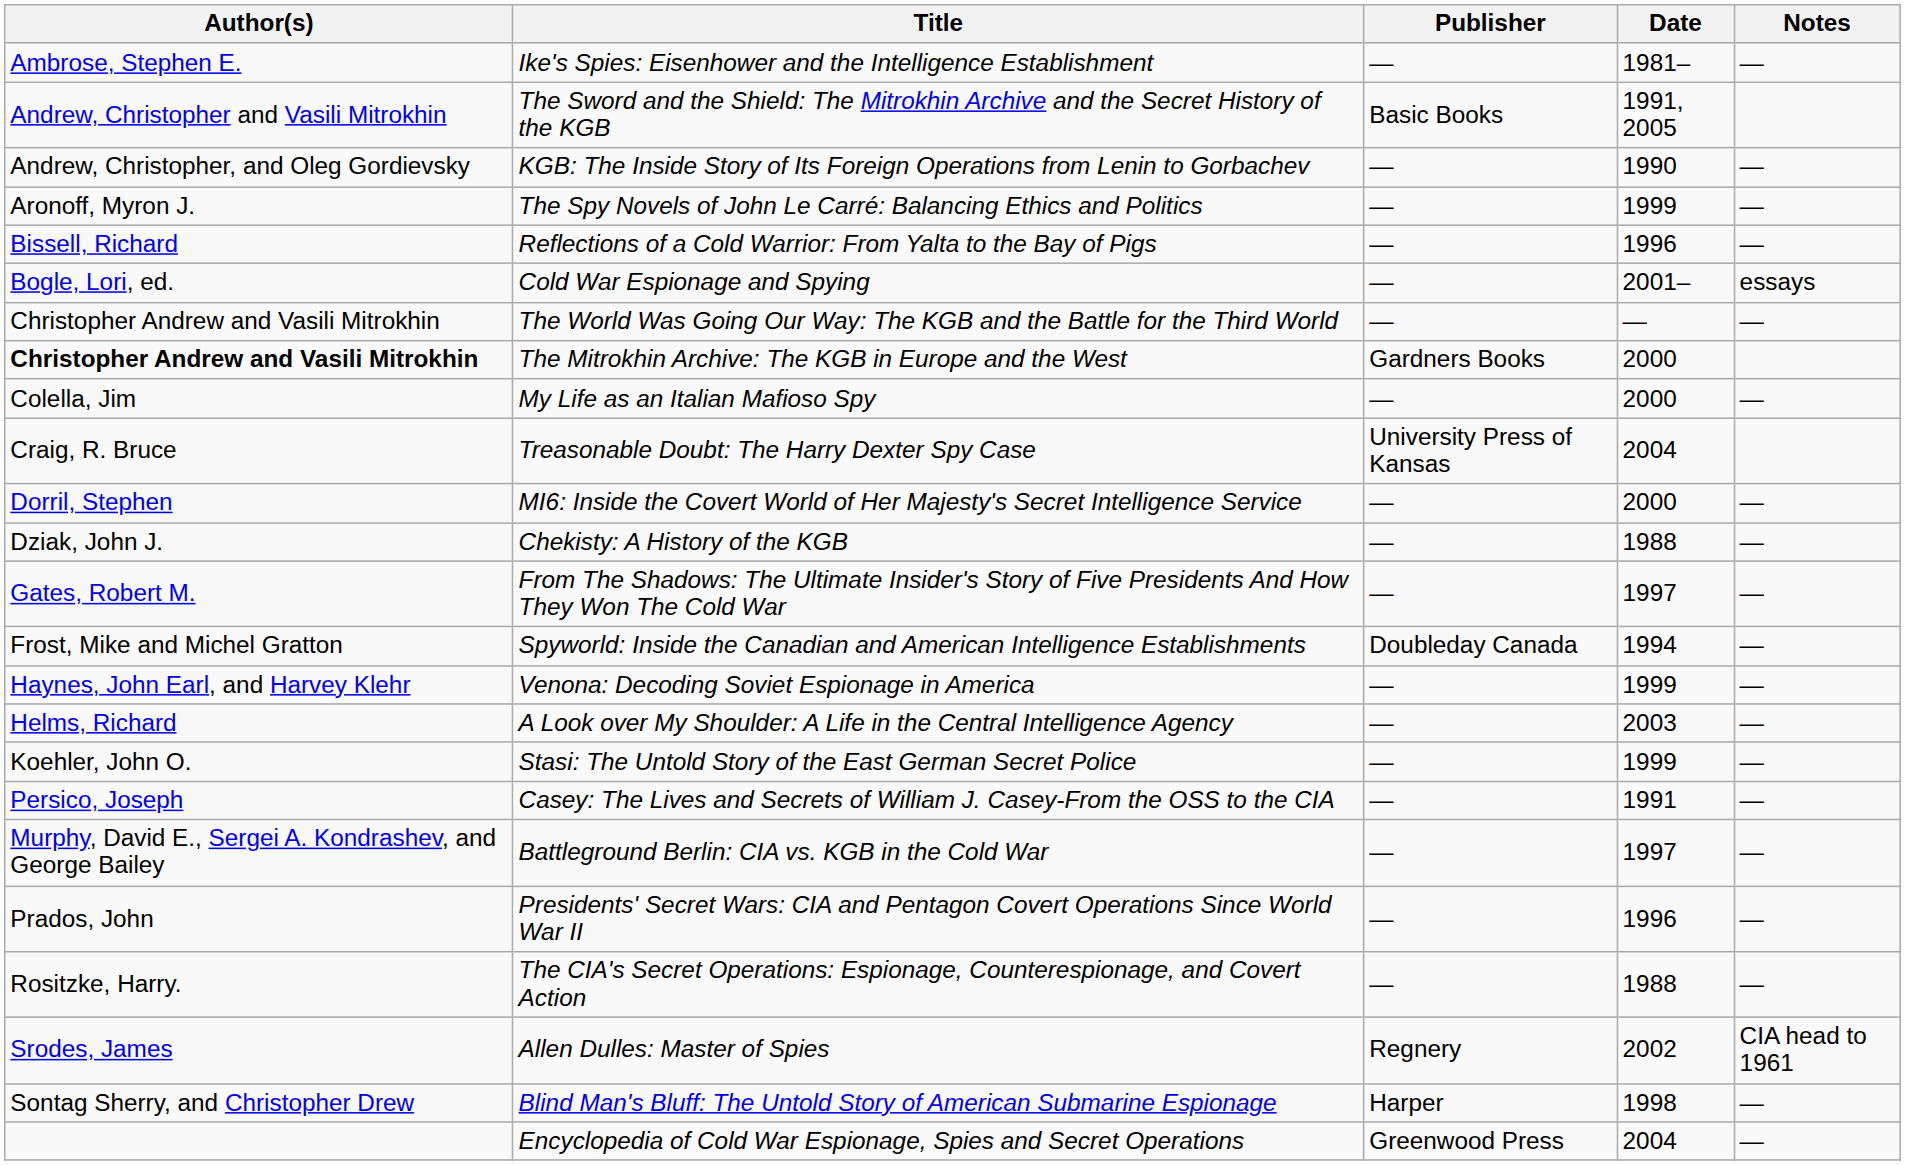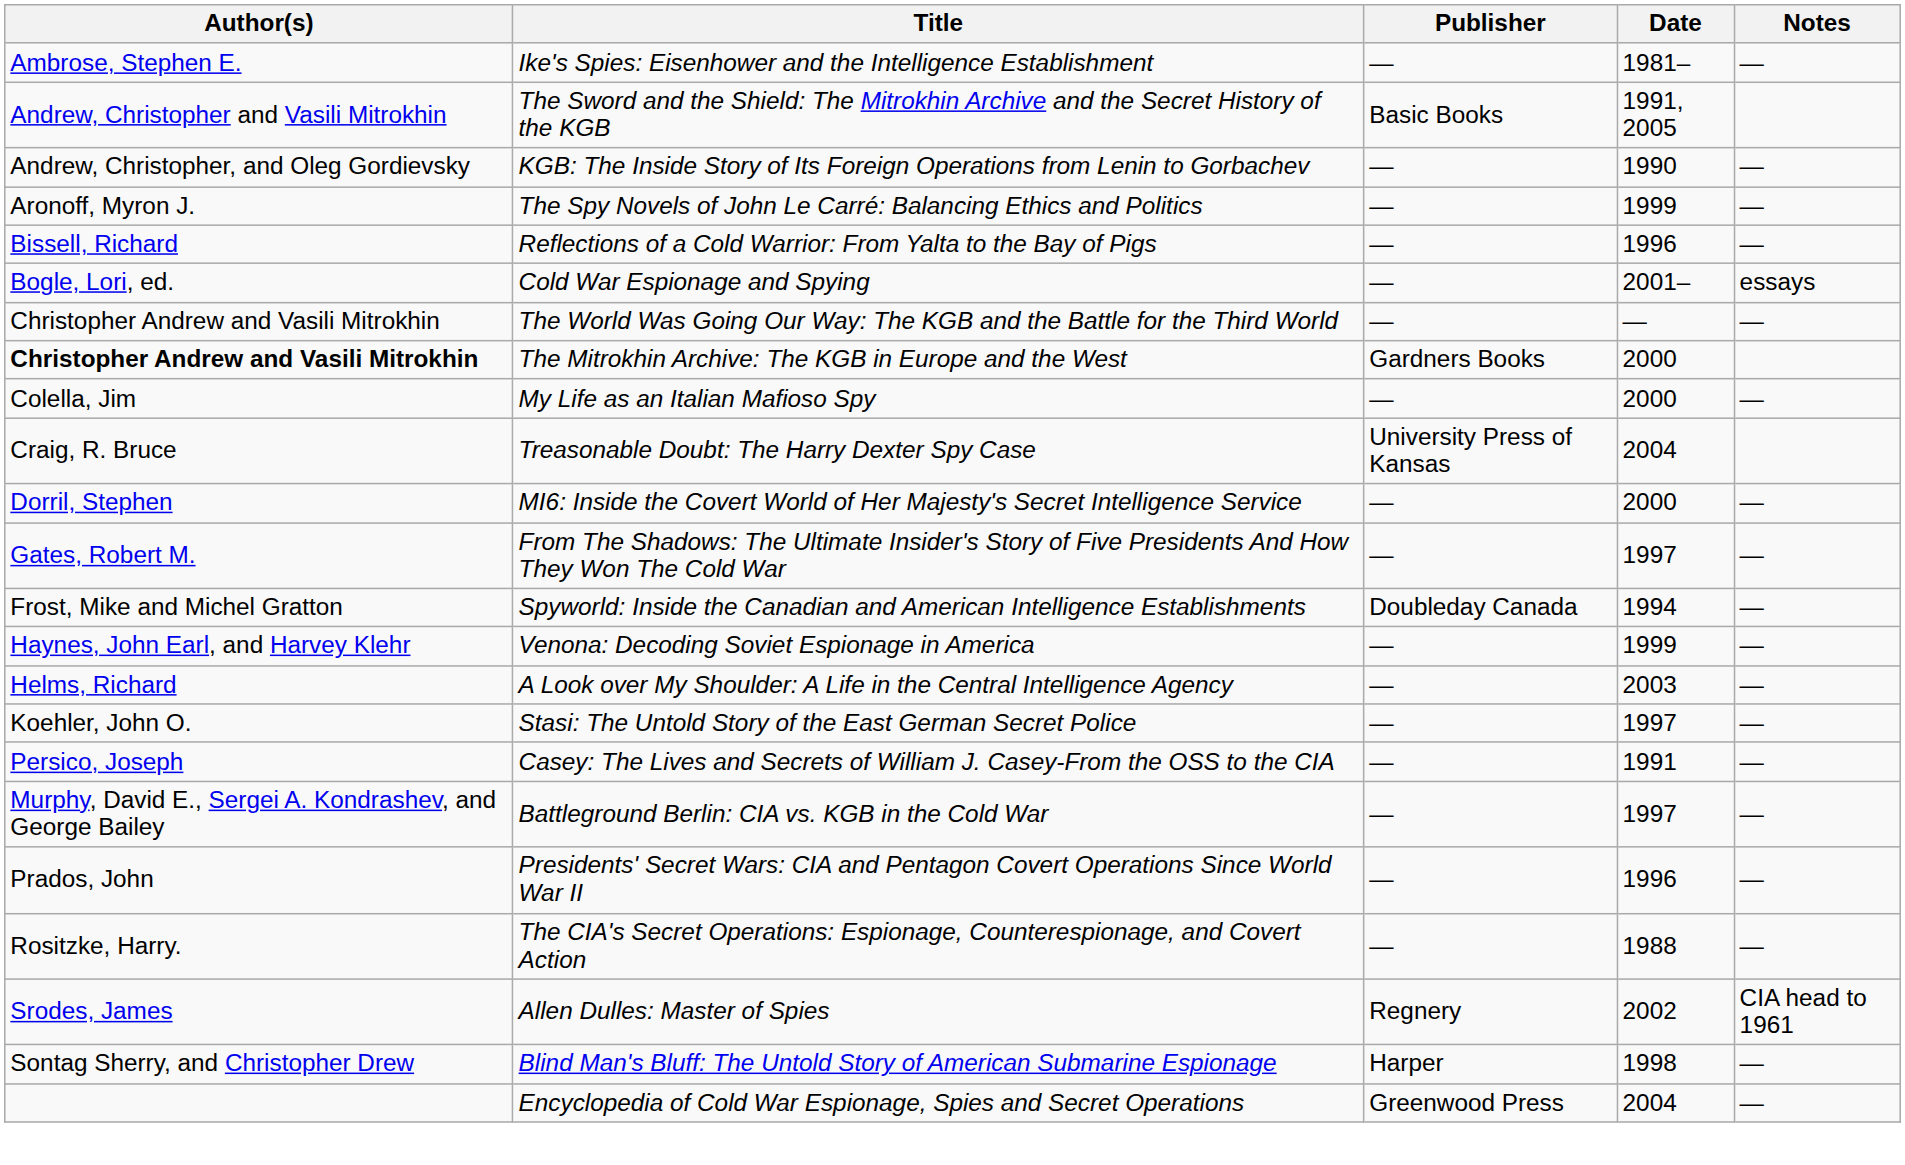- row: (683, 541)
(1650, 761) 1999 -> (1650, 722) 1997
